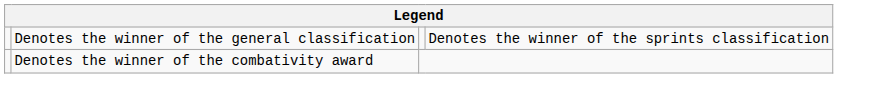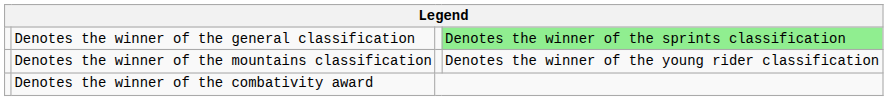(629, 39) no background -> (645, 39) lightgreen background
+ row: (223, 61)
